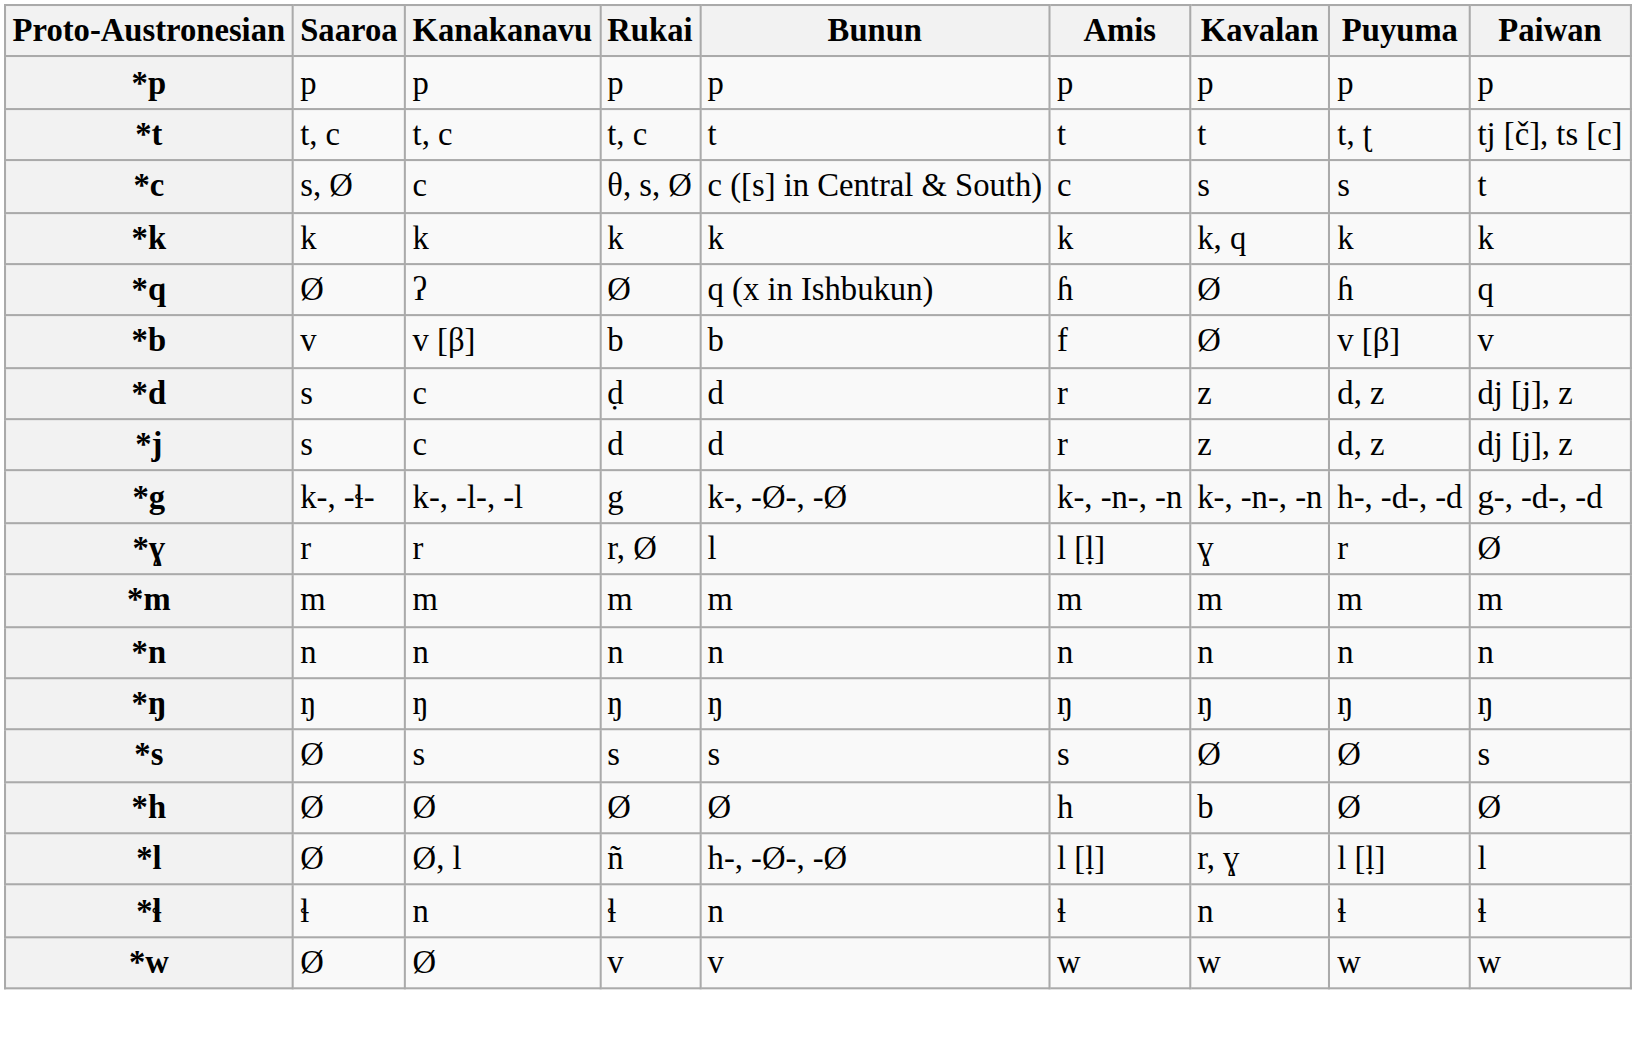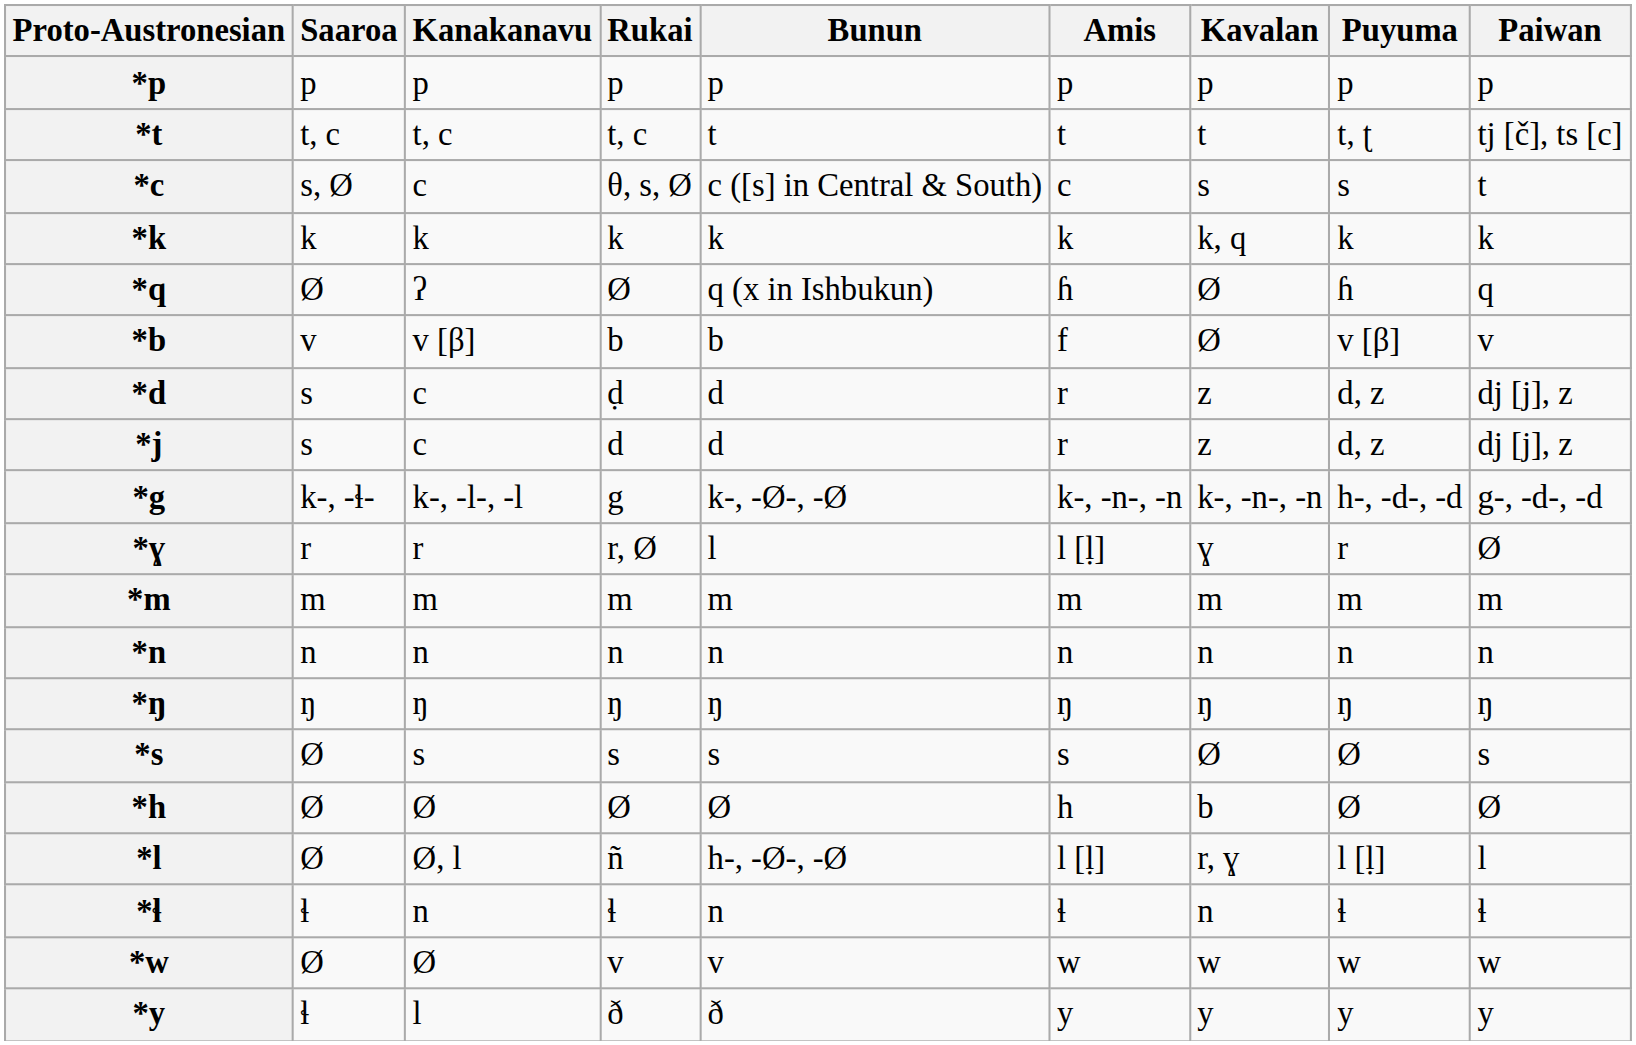+ row: (149, 1013)
